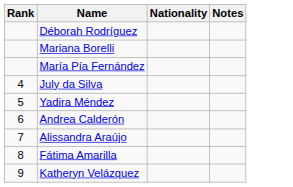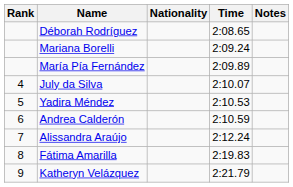+ column: (231, 13)
